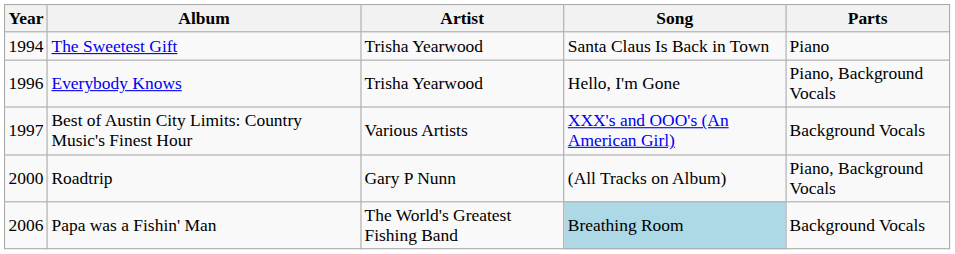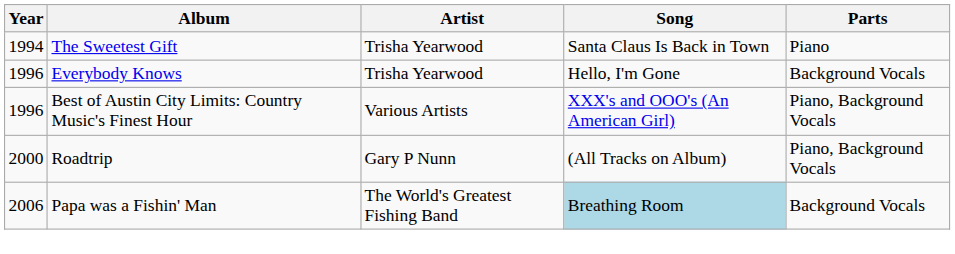(856, 83) Piano, Background Vocals -> (857, 73) Background Vocals
(26, 130) 1997 -> (26, 111) 1996
(857, 130) Background Vocals -> (856, 111) Piano, Background Vocals
